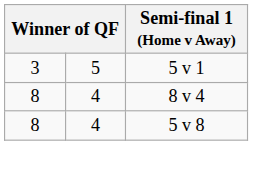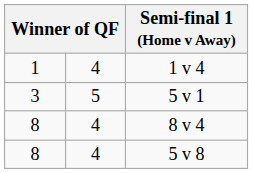+ row: (187, 67)
